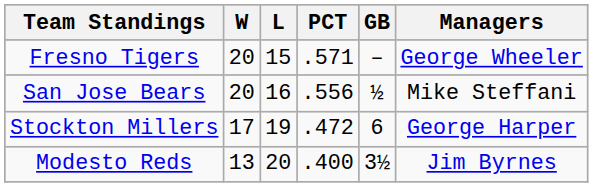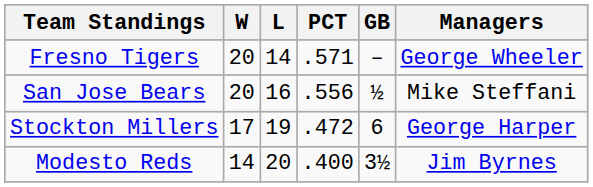(278, 58) 15 -> (278, 58) 14
(242, 164) 13 -> (242, 164) 14
